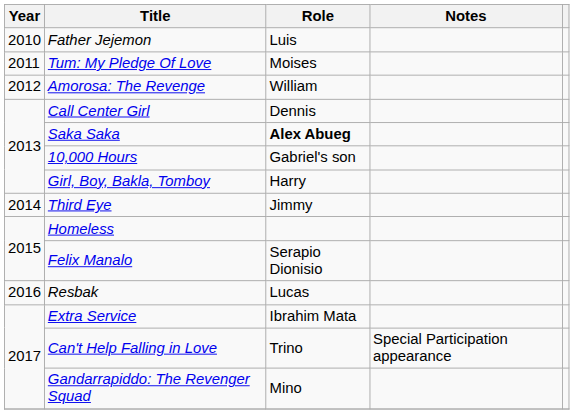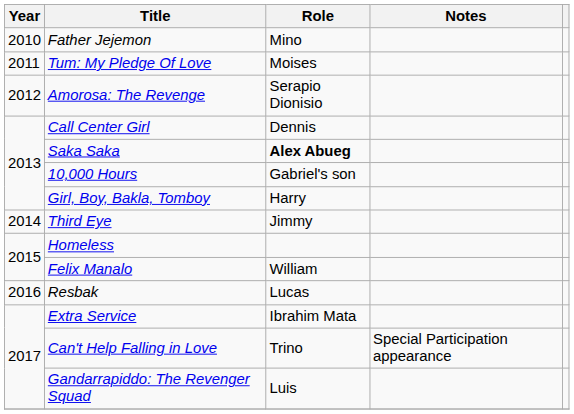(283, 39) Luis -> (286, 39) Mino
(293, 87) William -> (296, 95) Serapio Dionisio
(296, 260) Serapio Dionisio -> (293, 269) William
(286, 388) Mino -> (283, 388) Luis
